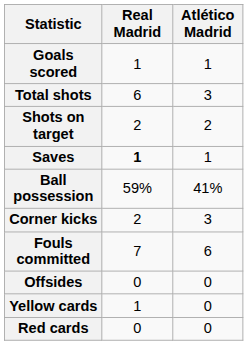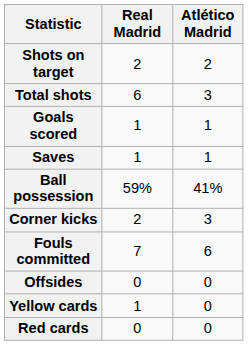rows swapped: (53, 63) <-> (53, 126)
(137, 157) bold -> (137, 157) normal
